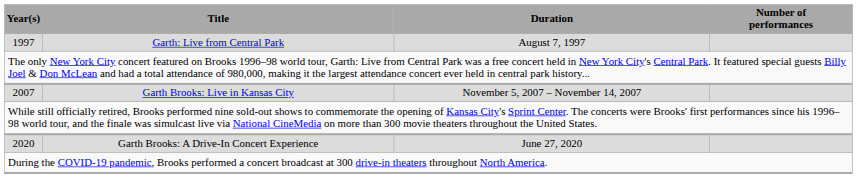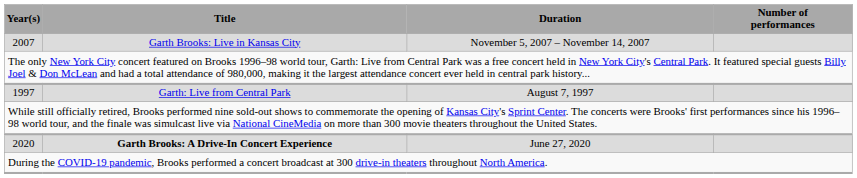rows swapped: (23, 42) <-> (23, 93)
(218, 143) normal -> (225, 143) bold
